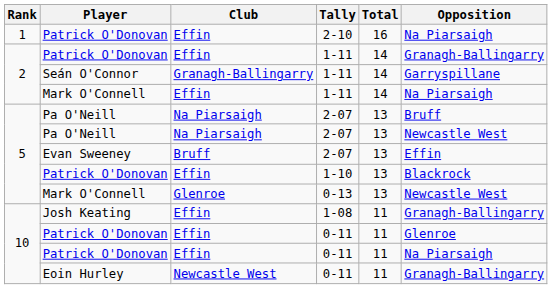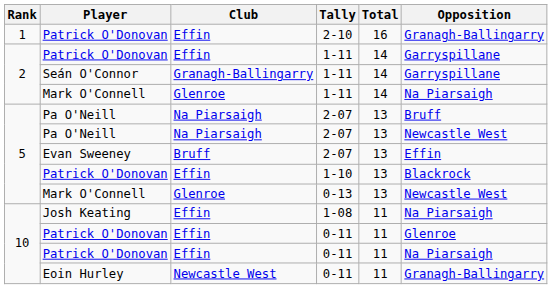(448, 34) Na Piarsaigh -> (474, 34) Granagh-Ballingarry
(474, 54) Granagh-Ballingarry -> (452, 54) Garryspillane
(192, 94) Effin -> (199, 94) Glenroe
(474, 214) Granagh-Ballingarry -> (448, 214) Na Piarsaigh
